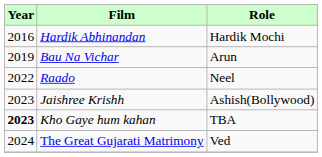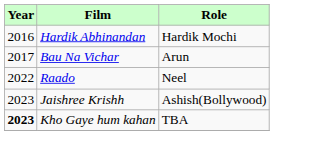(21, 57) 2019 -> (21, 57) 2017
- row: (122, 141)
